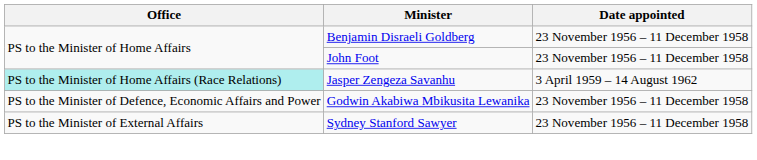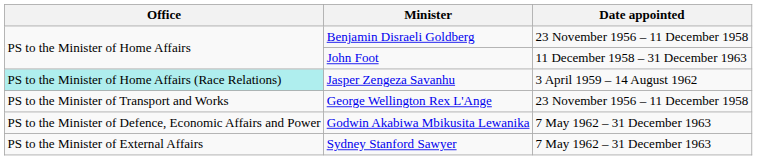(642, 58) 23 November 1956 – 11 December 1958 -> (641, 58) 11 December 1958 – 31 December 1963
+ row: (409, 101)
(642, 101) 23 November 1956 – 11 December 1958 -> (623, 123) 7 May 1962 – 31 December 1963
(642, 123) 23 November 1956 – 11 December 1958 -> (623, 144) 7 May 1962 – 31 December 1963
